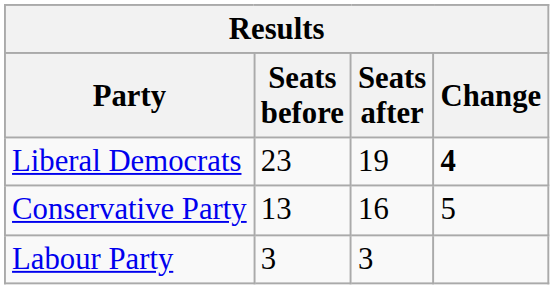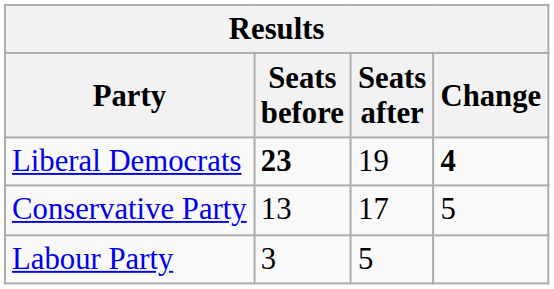(276, 160) normal -> (276, 160) bold
(373, 209) 16 -> (373, 209) 17
(366, 258) 3 -> (366, 258) 5
